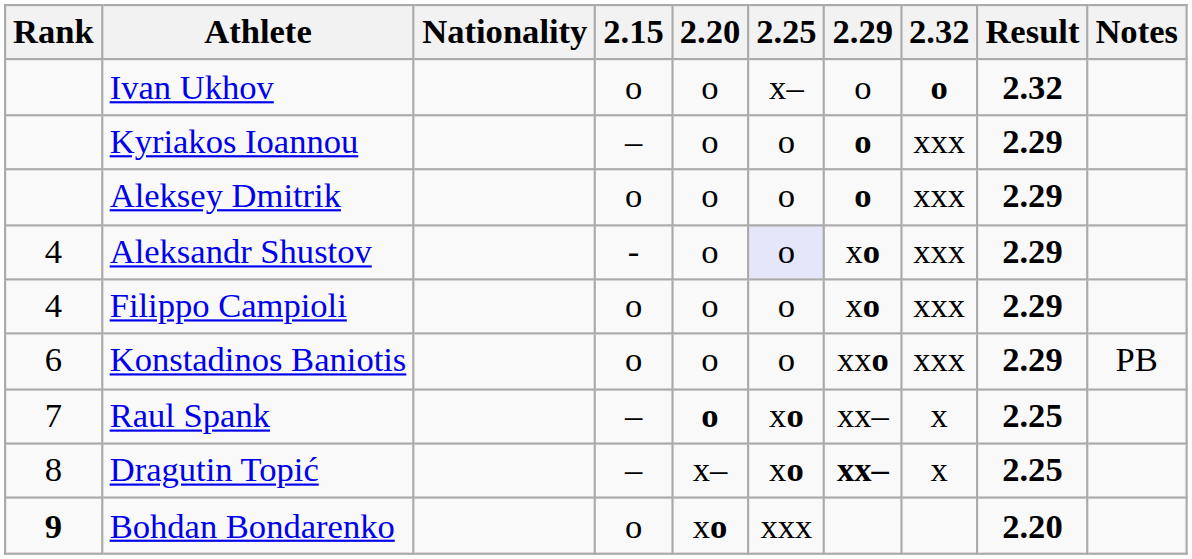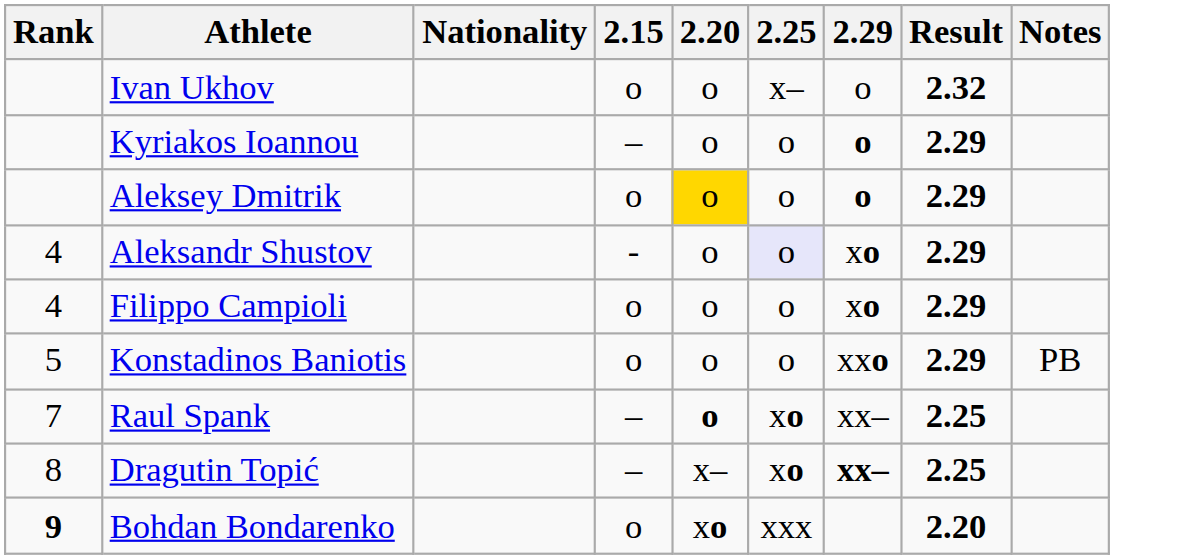- column: (939, 31)
(710, 196) no background -> (710, 196) gold background
(53, 360) 6 -> (53, 360) 5
